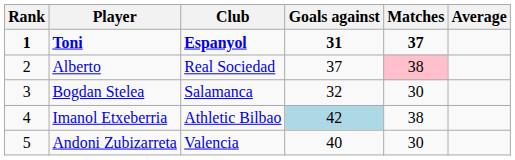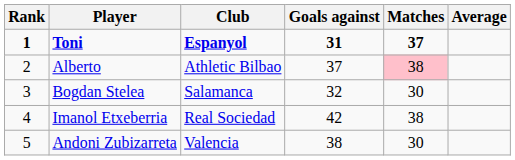(230, 67) Real Sociedad -> (233, 67) Athletic Bilbao
(233, 117) Athletic Bilbao -> (230, 117) Real Sociedad
(334, 117) lightblue background -> (334, 117) no background
(334, 142) 40 -> (334, 142) 38
